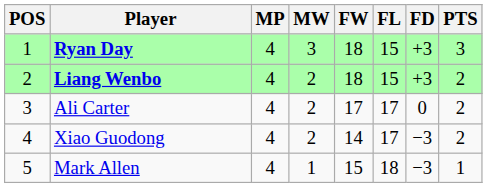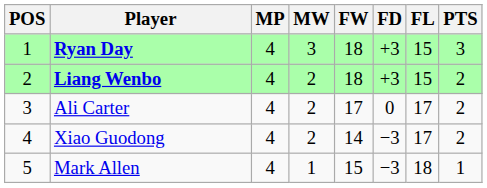columns swapped: (389, 19) <-> (422, 19)
